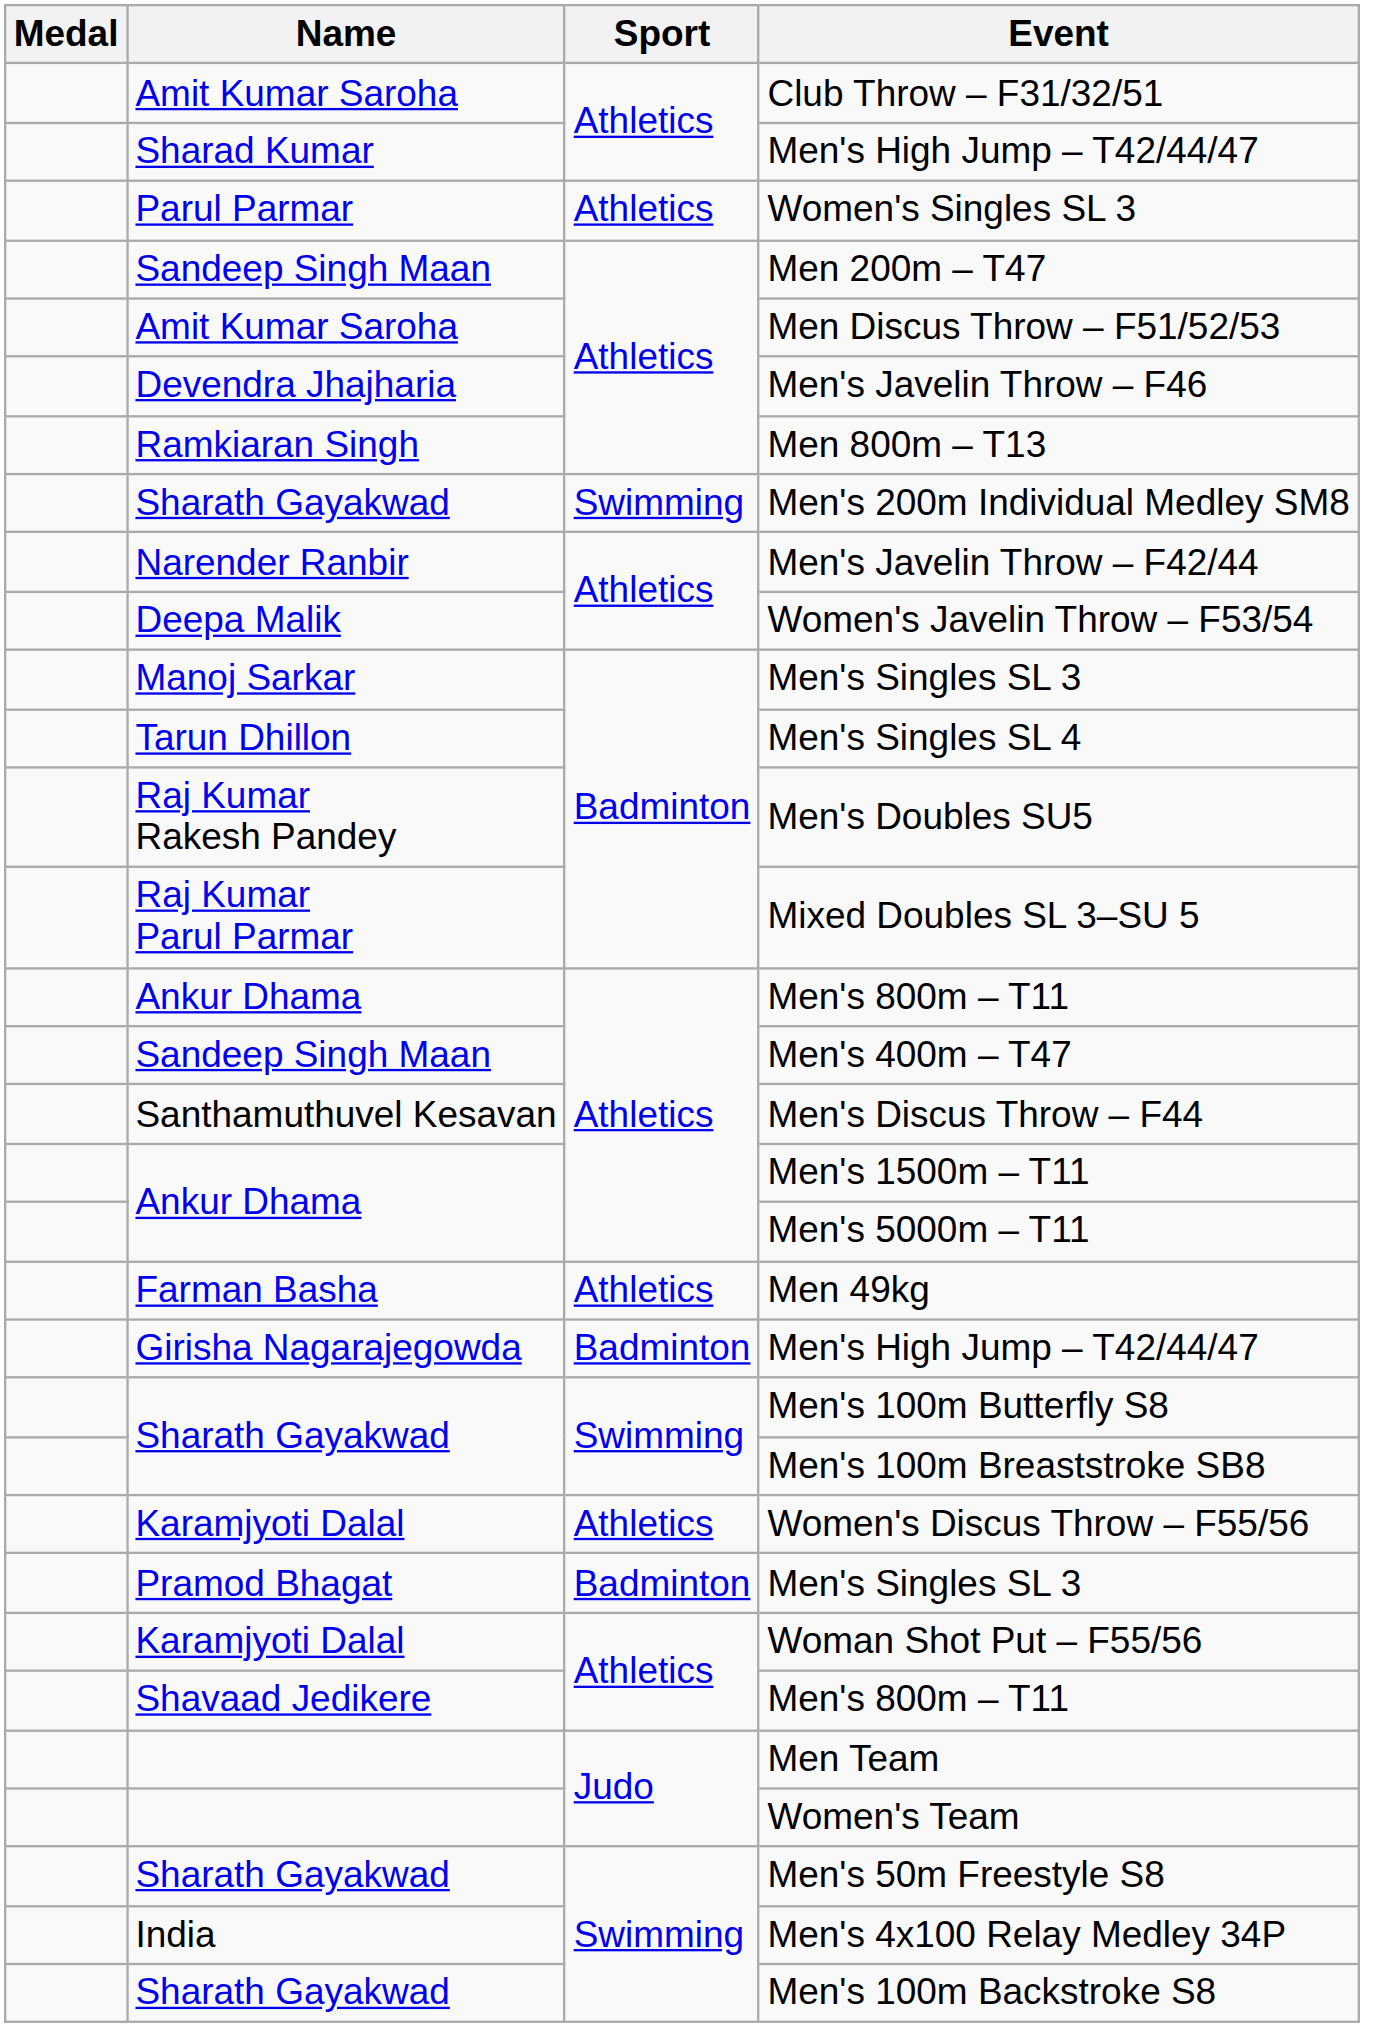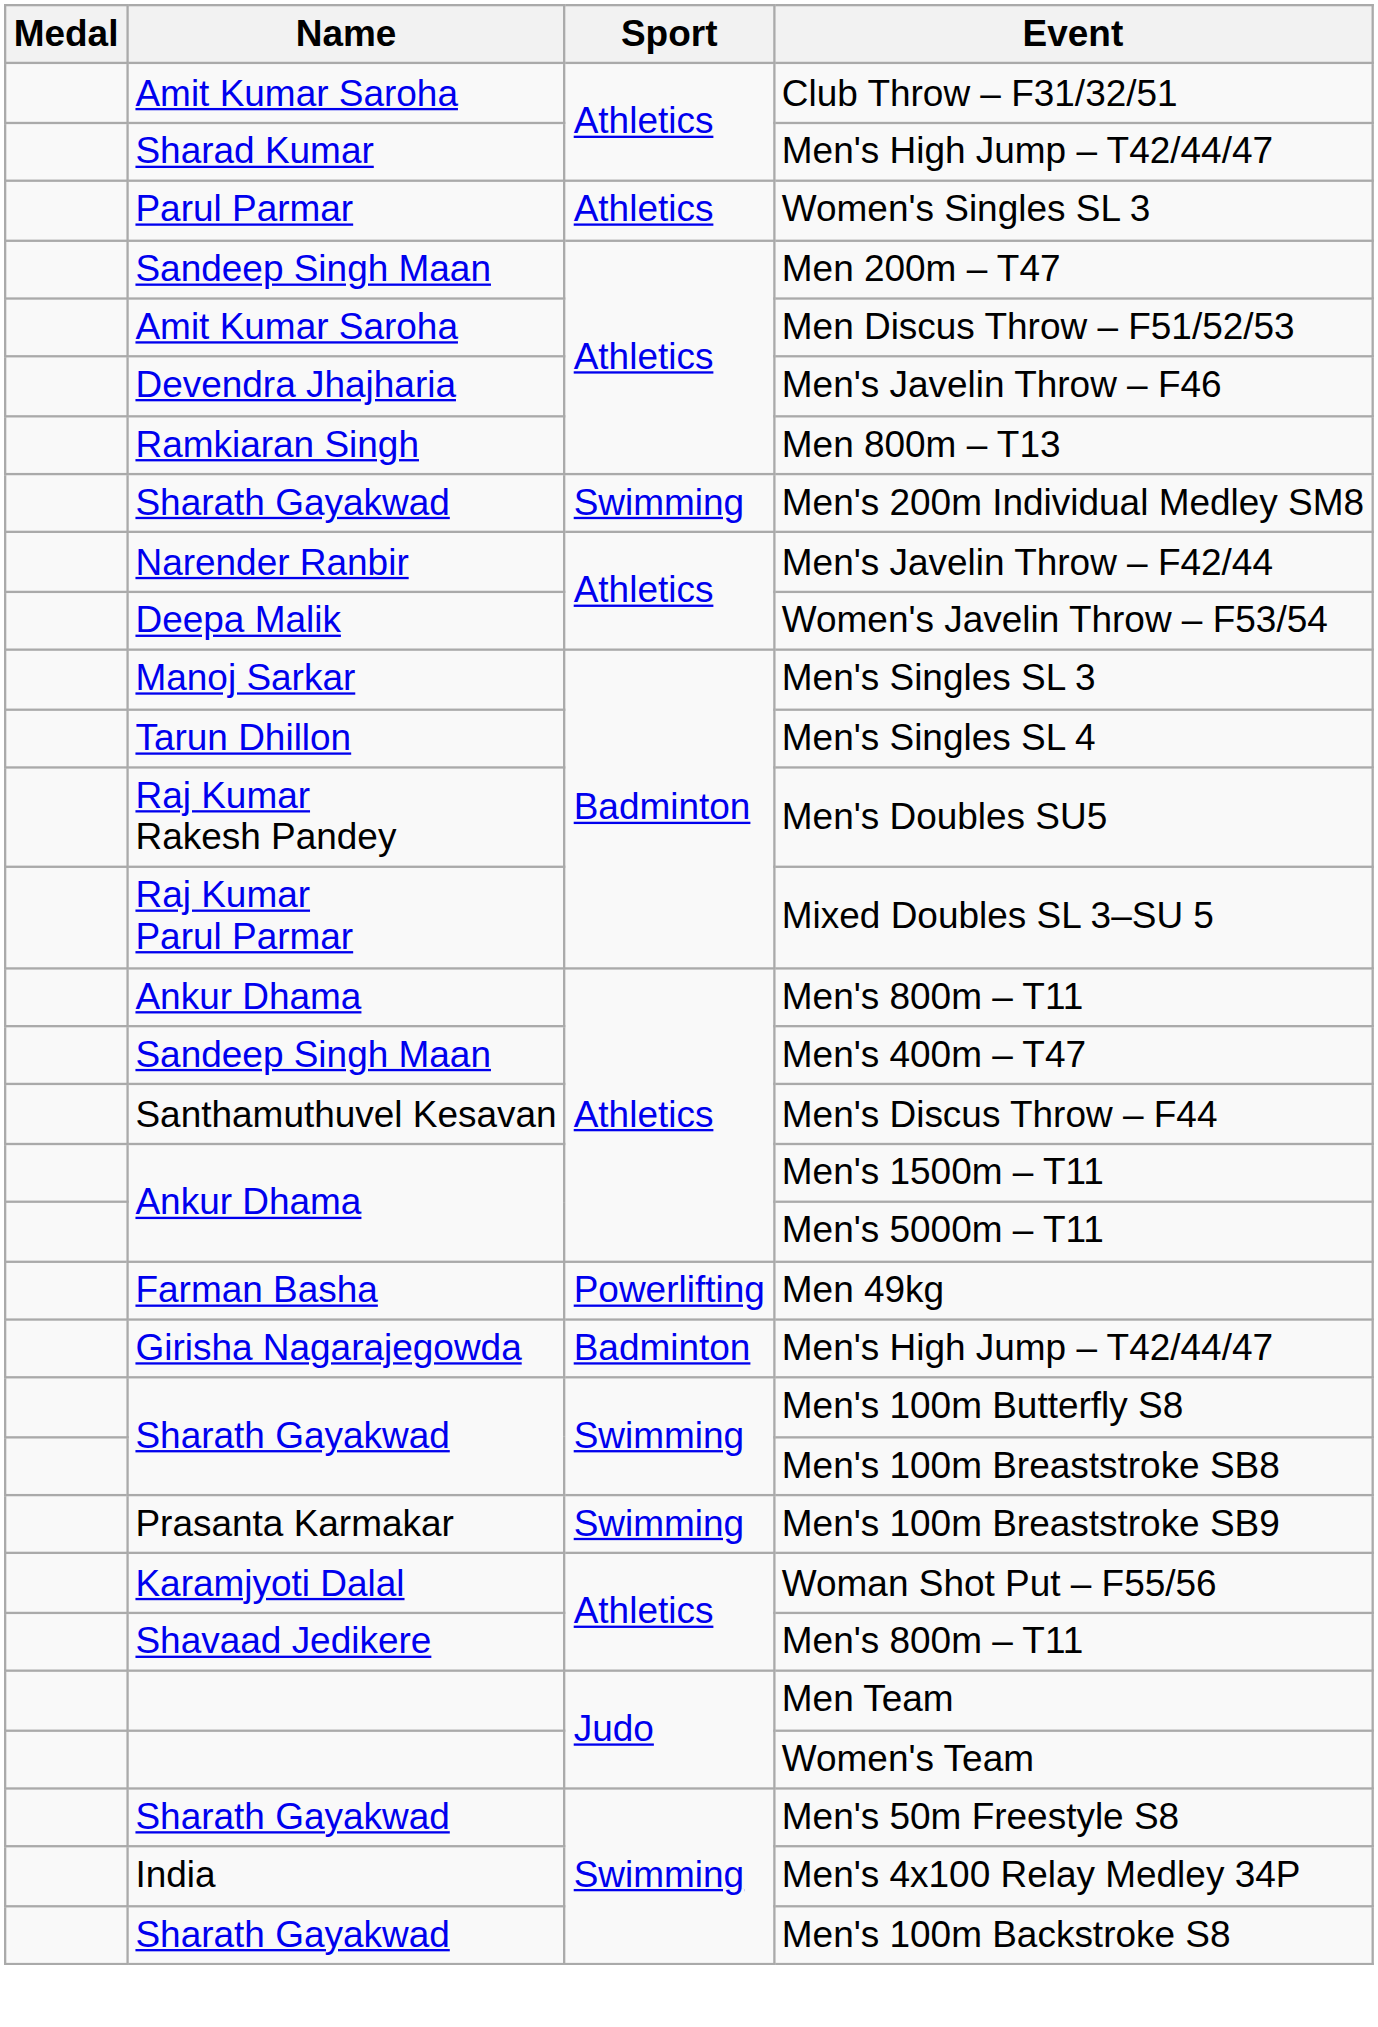(644, 1289) Athletics -> (669, 1289) Powerlifting
- row: (270, 1523)
- row: (264, 1582)
+ row: (295, 1523)
